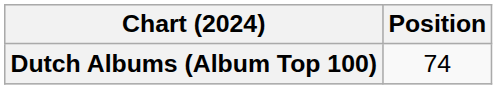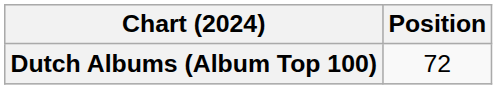(437, 63) 74 -> (437, 63) 72
